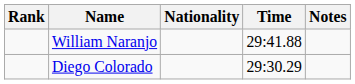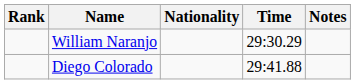(274, 41) 29:41.88 -> (274, 41) 29:30.29
(274, 66) 29:30.29 -> (274, 66) 29:41.88
